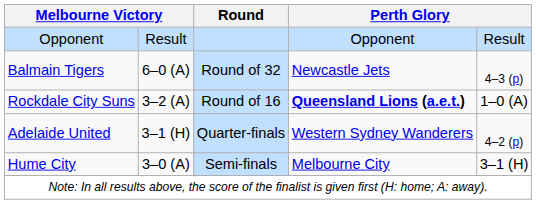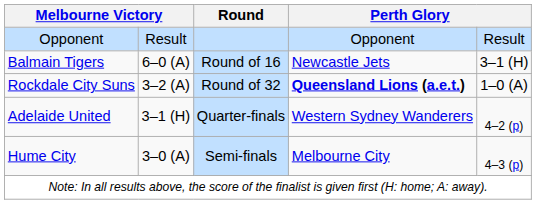(241, 70) Round of 32 -> (241, 62) Round of 16
(504, 79) 4–3 (p) -> (504, 62) 3–1 (H)
(241, 101) Round of 16 -> (241, 85) Round of 32
(504, 164) 3–1 (H) -> (504, 165) 4–3 (p)
